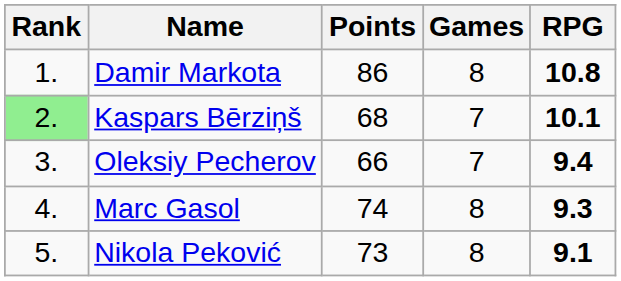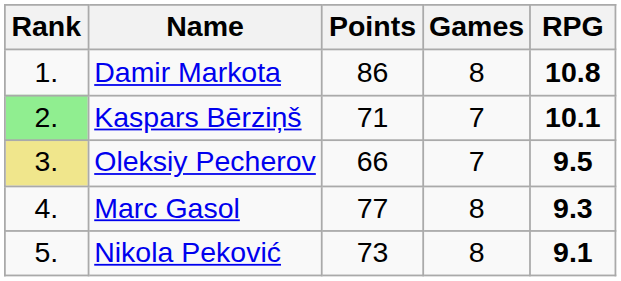(372, 117) 68 -> (372, 117) 71
(46, 162) no background -> (46, 162) khaki background
(573, 162) 9.4 -> (573, 162) 9.5
(372, 207) 74 -> (372, 207) 77
